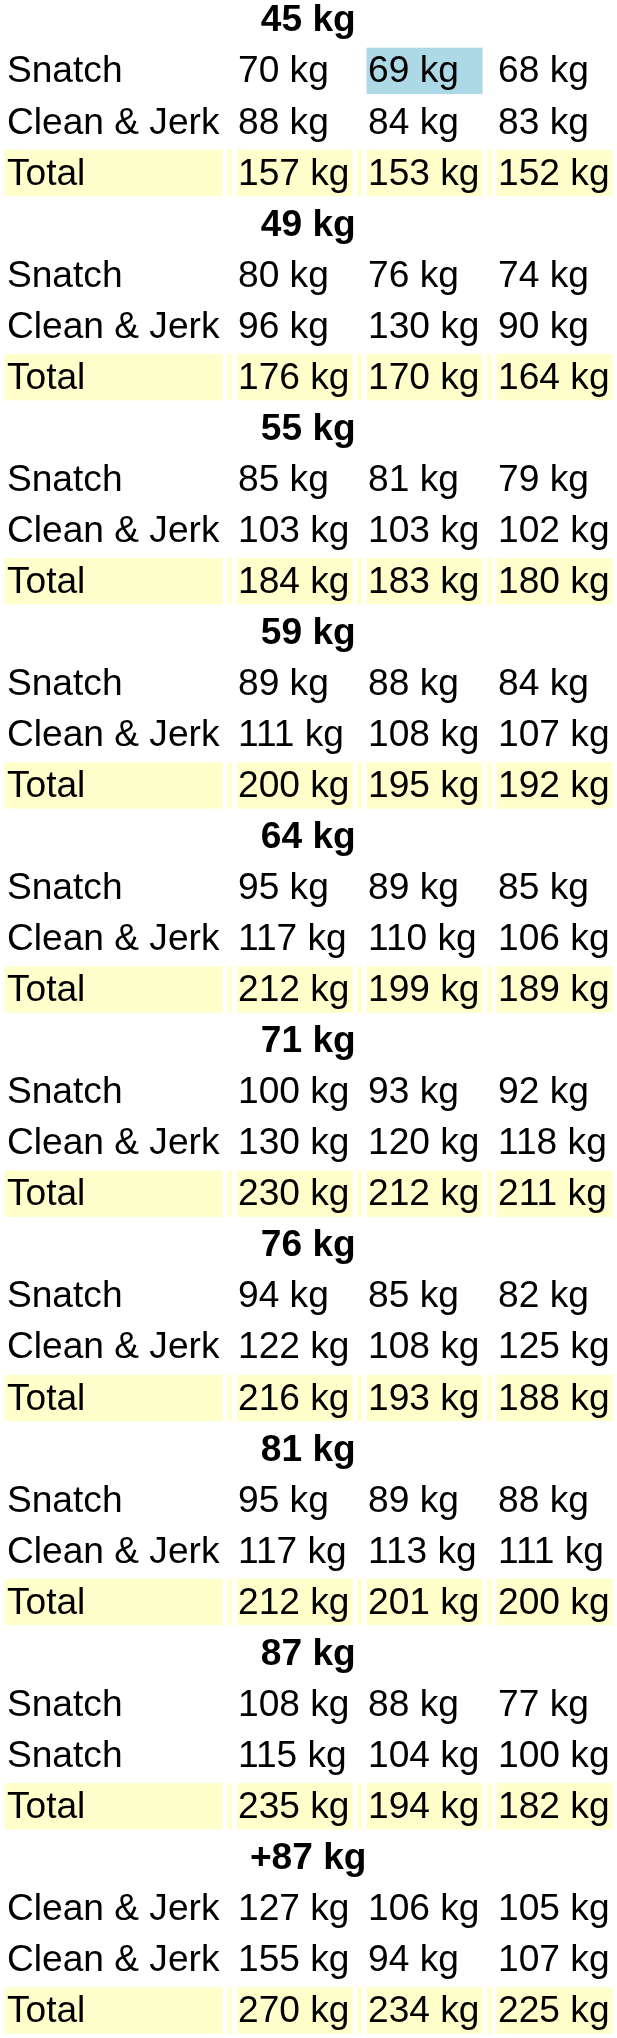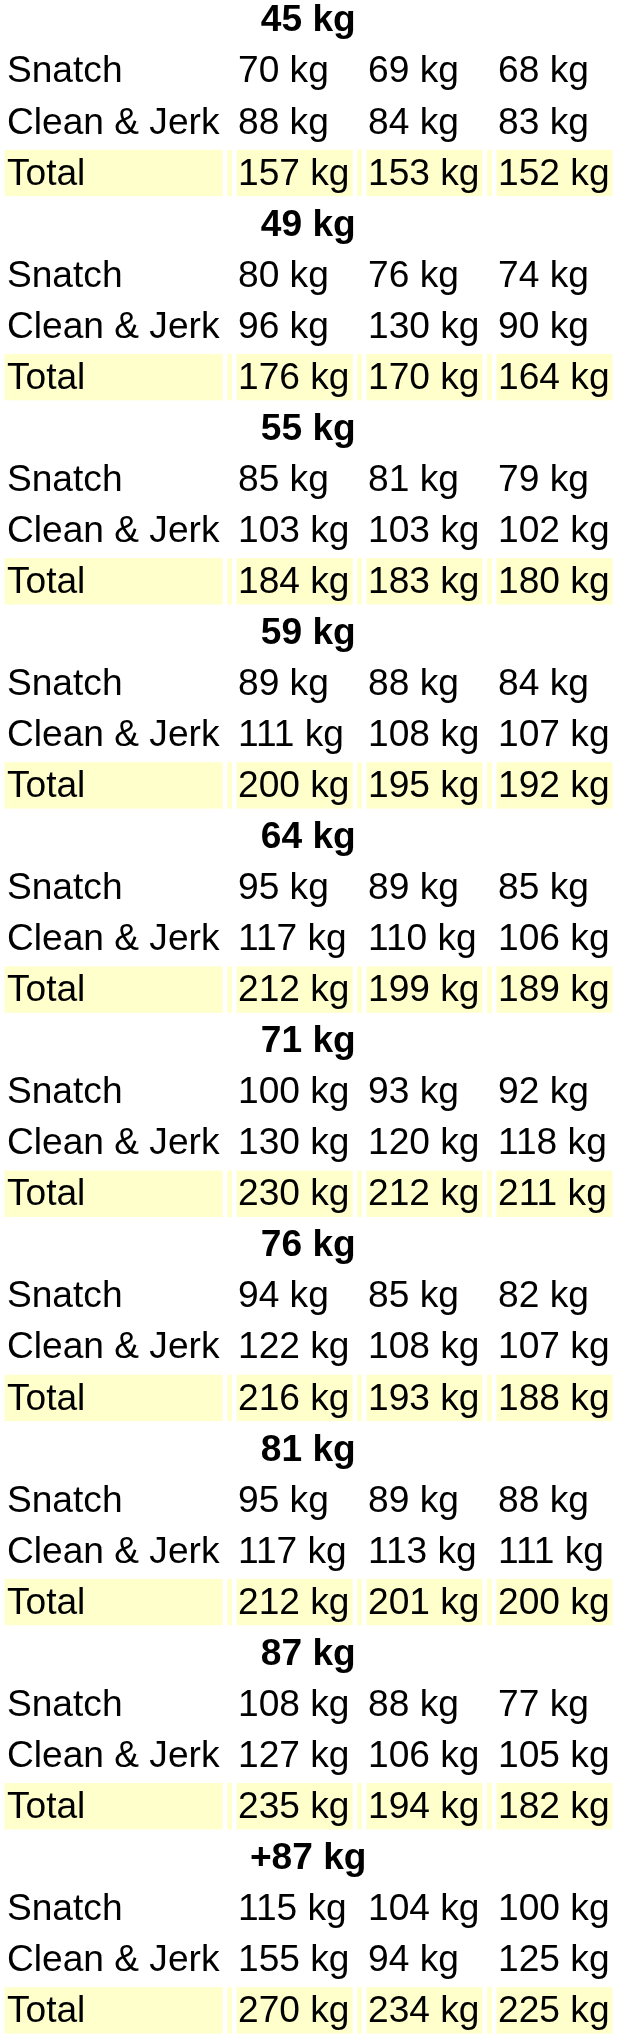(413, 70) lightblue background -> (413, 70) no background
(554, 1346) 125 kg -> (554, 1346) 107 kg
rows swapped: (113, 1907) <-> (65, 1754)
(554, 1958) 107 kg -> (554, 1958) 125 kg
